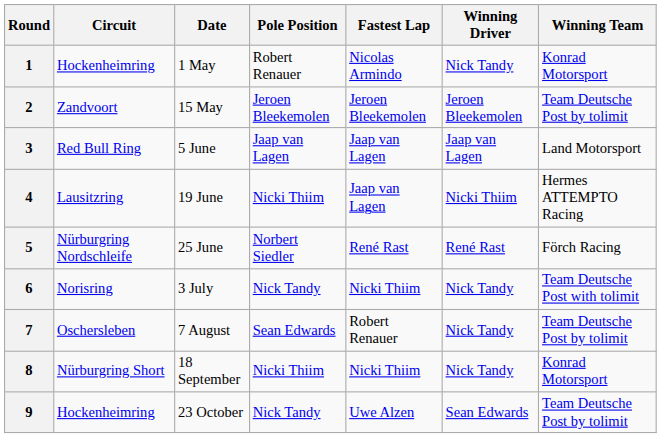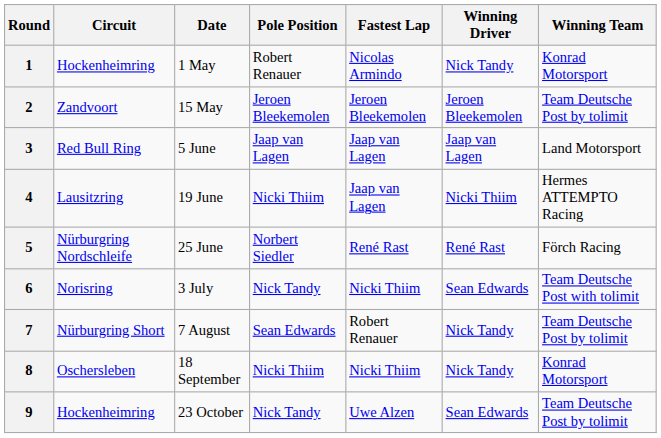(480, 288) Nick Tandy -> (487, 288) Sean Edwards
(96, 329) Oschersleben -> (111, 329) Nürburgring Short
(111, 370) Nürburgring Short -> (96, 370) Oschersleben
